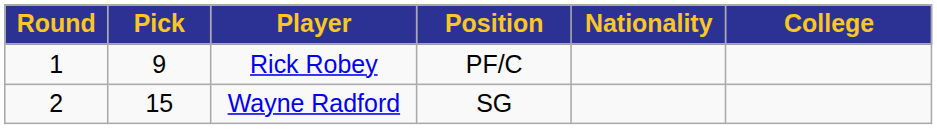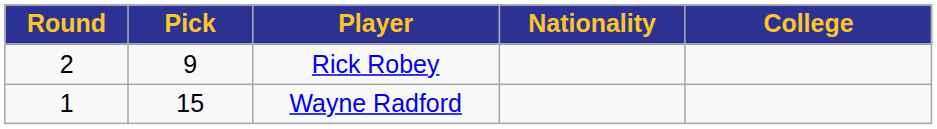- column: (494, 24)
(56, 63) 1 -> (67, 63) 2
(56, 103) 2 -> (67, 103) 1
